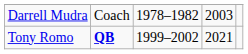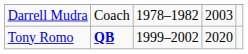(219, 37) 2021 -> (219, 37) 2020
